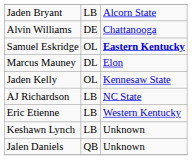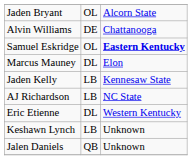(90, 12) LB -> (91, 12) OL
(91, 79) OL -> (90, 79) LB
(90, 113) LB -> (91, 113) DL
